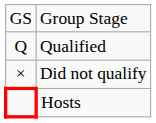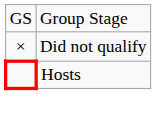- row: (73, 45)
